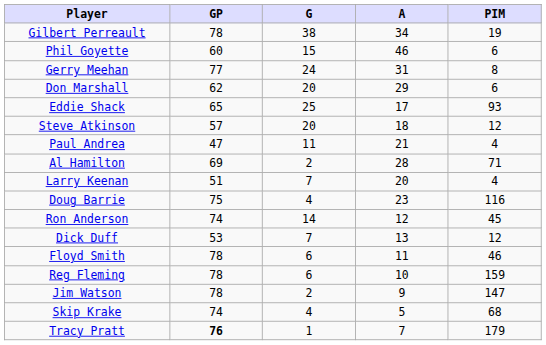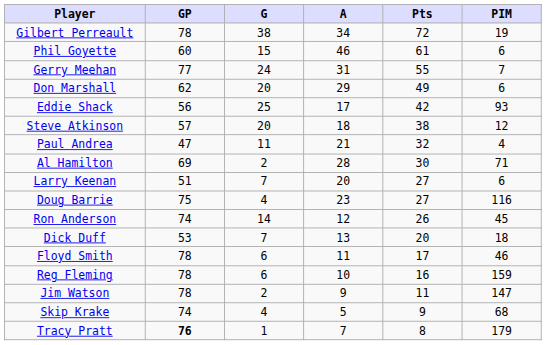+ column: (422, 14)
(495, 70) 8 -> (502, 70) 7
(216, 107) 65 -> (185, 107) 56
(495, 182) 4 -> (502, 182) 6
(495, 238) 12 -> (502, 238) 18
